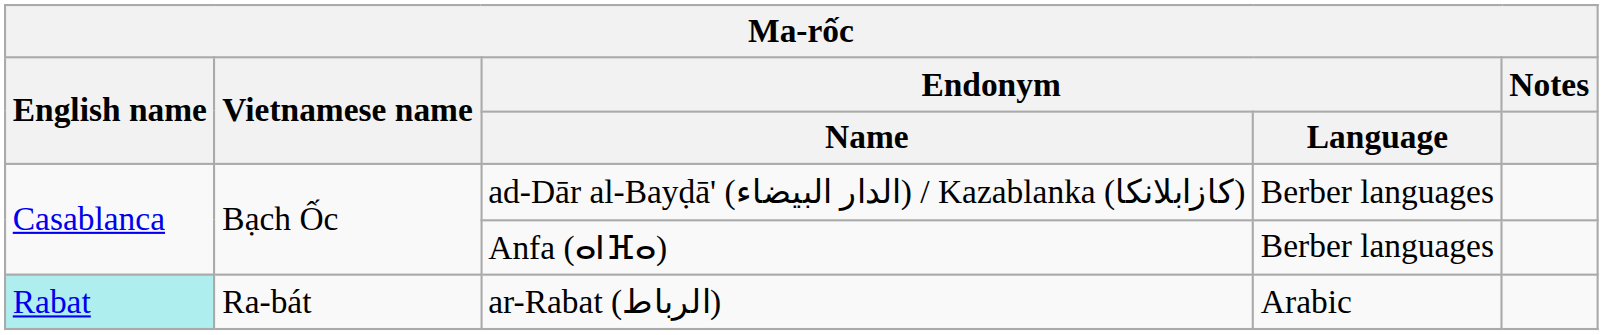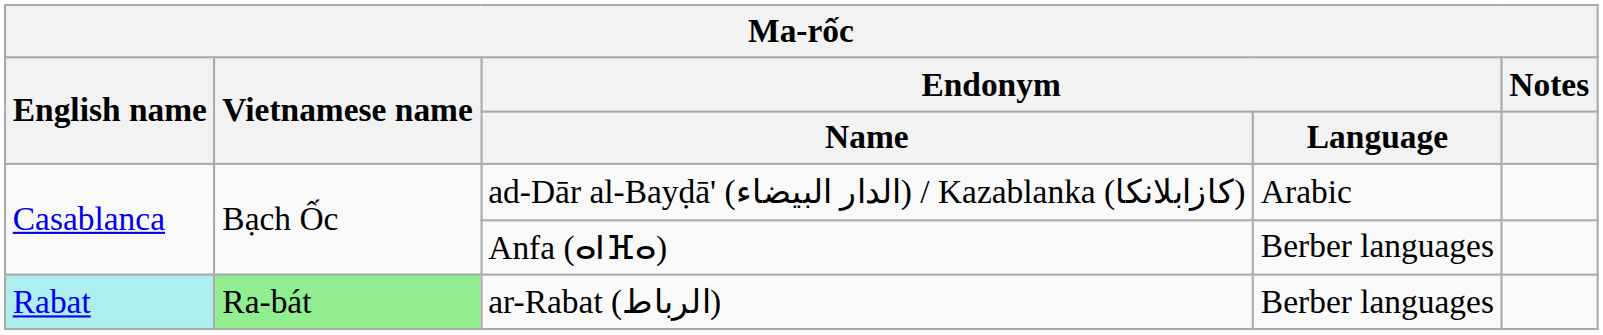(1377, 191) Berber languages -> (1306, 191) Arabic
(267, 301) no background -> (267, 301) lightgreen background
(1306, 301) Arabic -> (1377, 301) Berber languages
